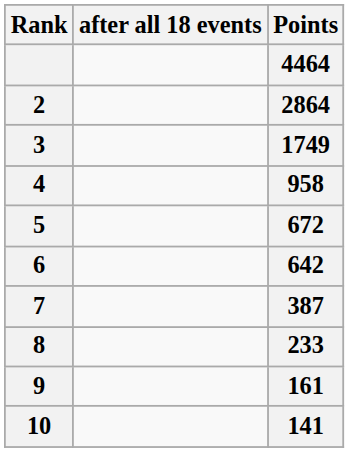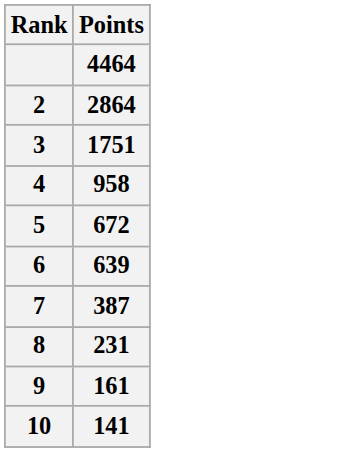- column: (170, 24)
(306, 144) 1749 -> (111, 144) 1751
(306, 265) 642 -> (111, 265) 639
(306, 345) 233 -> (111, 345) 231
